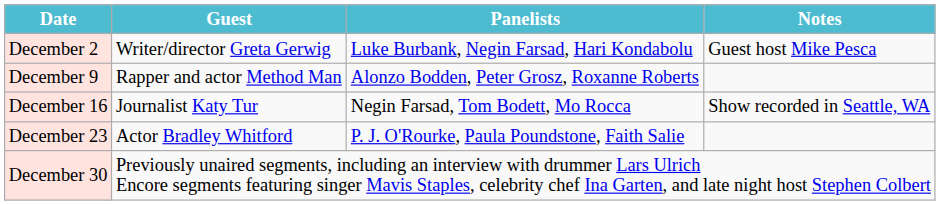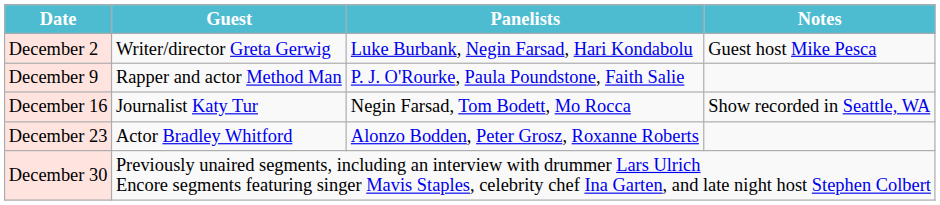(525, 77) Alonzo Bodden, Peter Grosz, Roxanne Roberts -> (518, 77) P. J. O'Rourke, Paula Poundstone, Faith Salie
(518, 135) P. J. O'Rourke, Paula Poundstone, Faith Salie -> (525, 135) Alonzo Bodden, Peter Grosz, Roxanne Roberts
